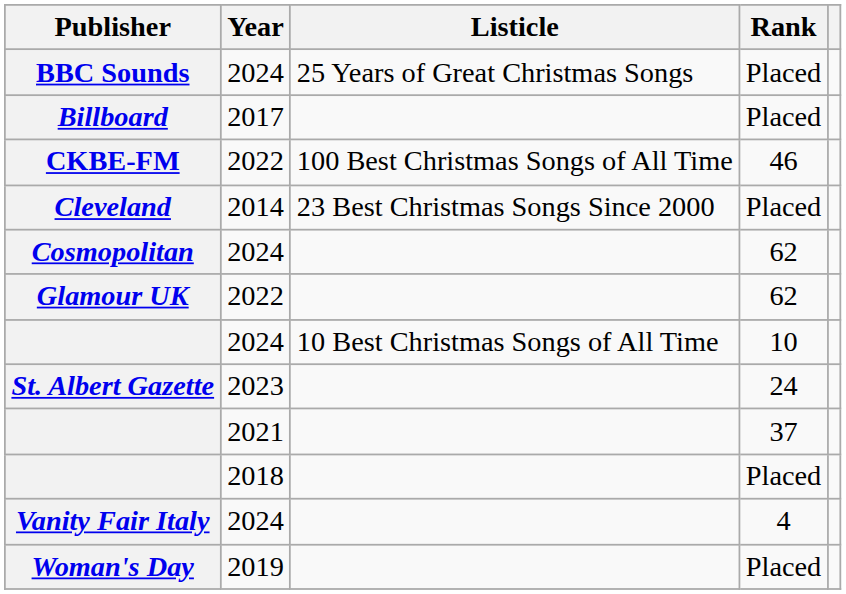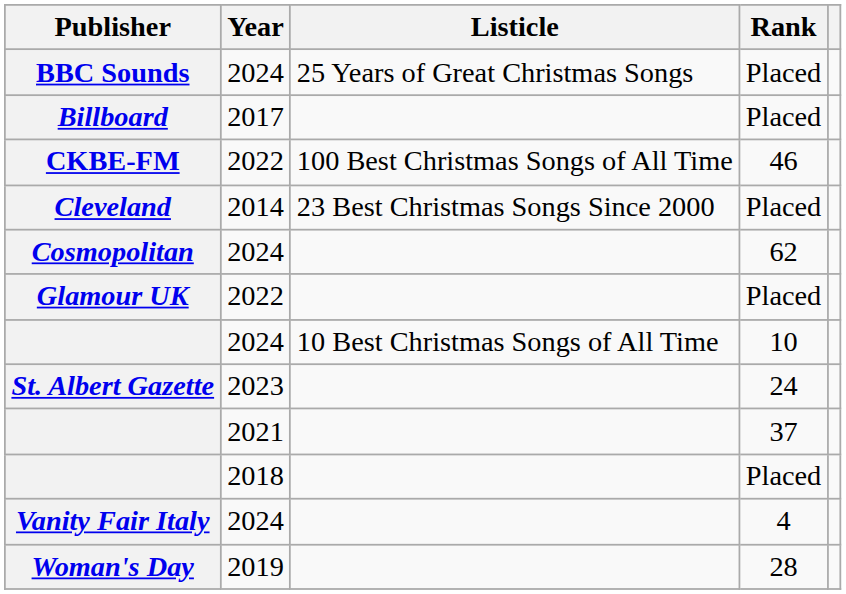(784, 296) 62 -> (784, 296) Placed
(784, 565) Placed -> (784, 565) 28
